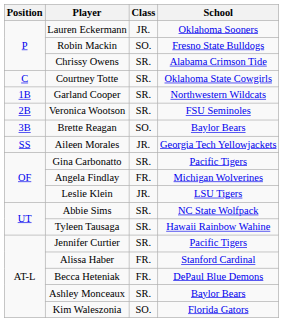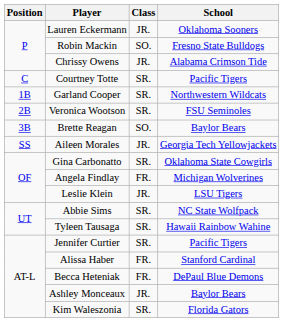(143, 62) SR. -> (143, 62) JR.
(218, 78) Oklahoma State Cowgirls -> (218, 78) Pacific Tigers
(218, 161) Pacific Tigers -> (218, 161) Oklahoma State Cowgirls
(143, 293) SR. -> (143, 293) JR.
(143, 309) SO. -> (143, 309) SR.
